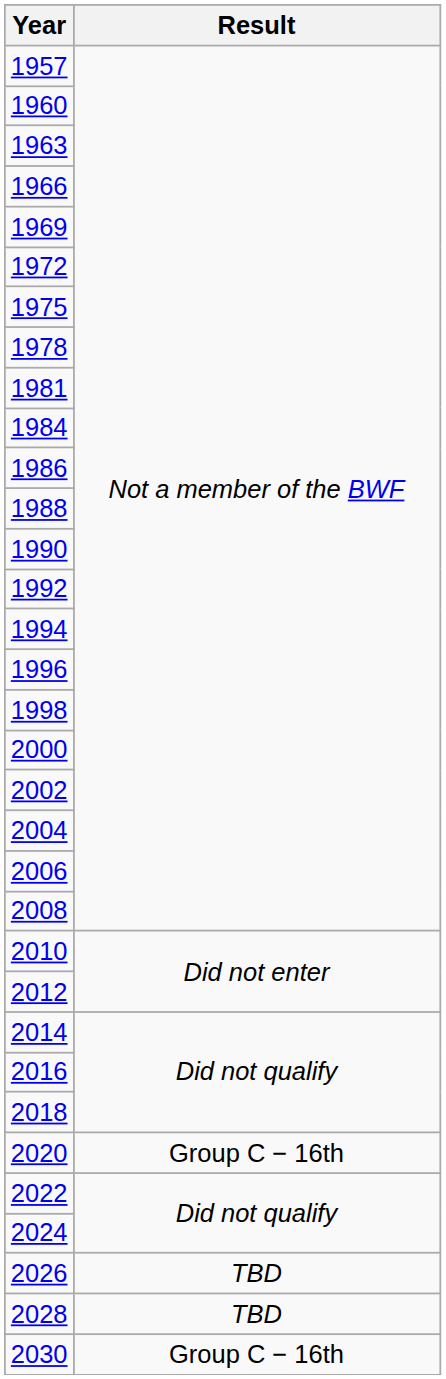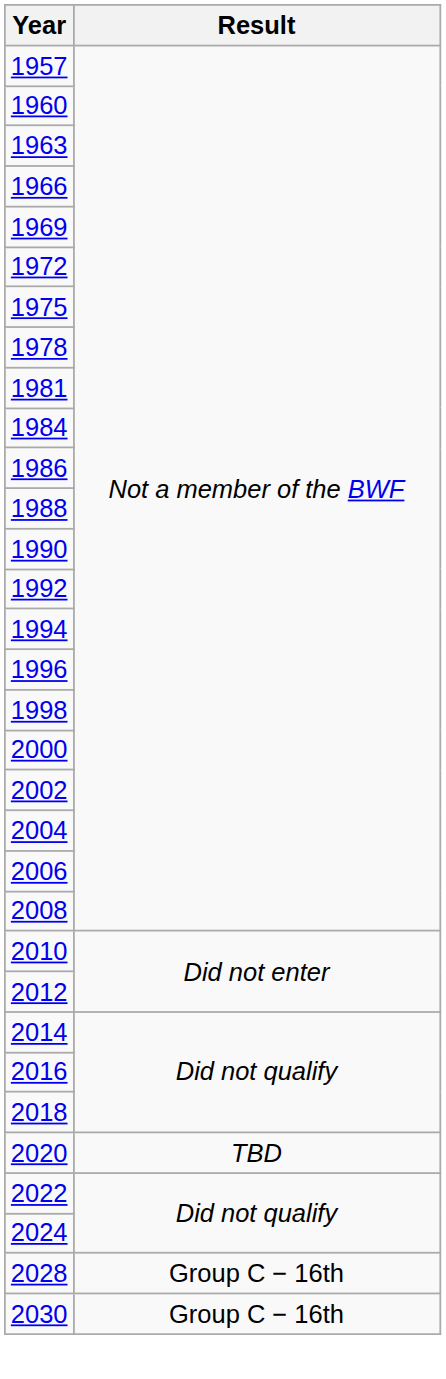(256, 1153) Group C − 16th -> (256, 1153) TBD
- row: (39, 1274)
(256, 1314) TBD -> (256, 1274) Group C − 16th
